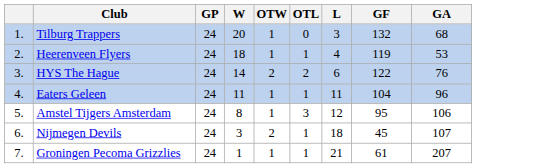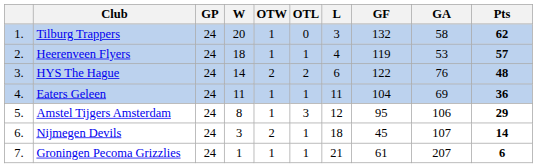+ column: (502, 14)
(442, 34) 68 -> (442, 34) 58
(442, 93) 96 -> (442, 93) 69
